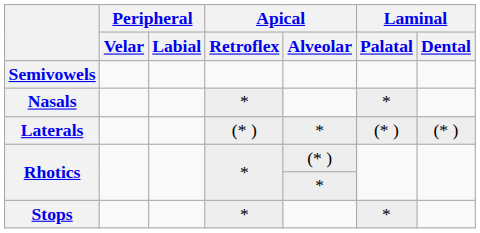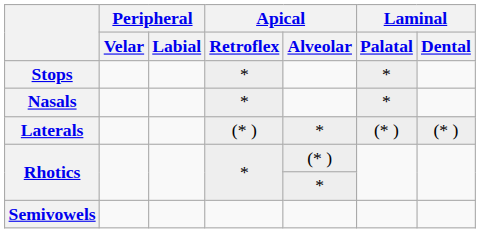rows swapped: (52, 213) <-> (52, 74)
